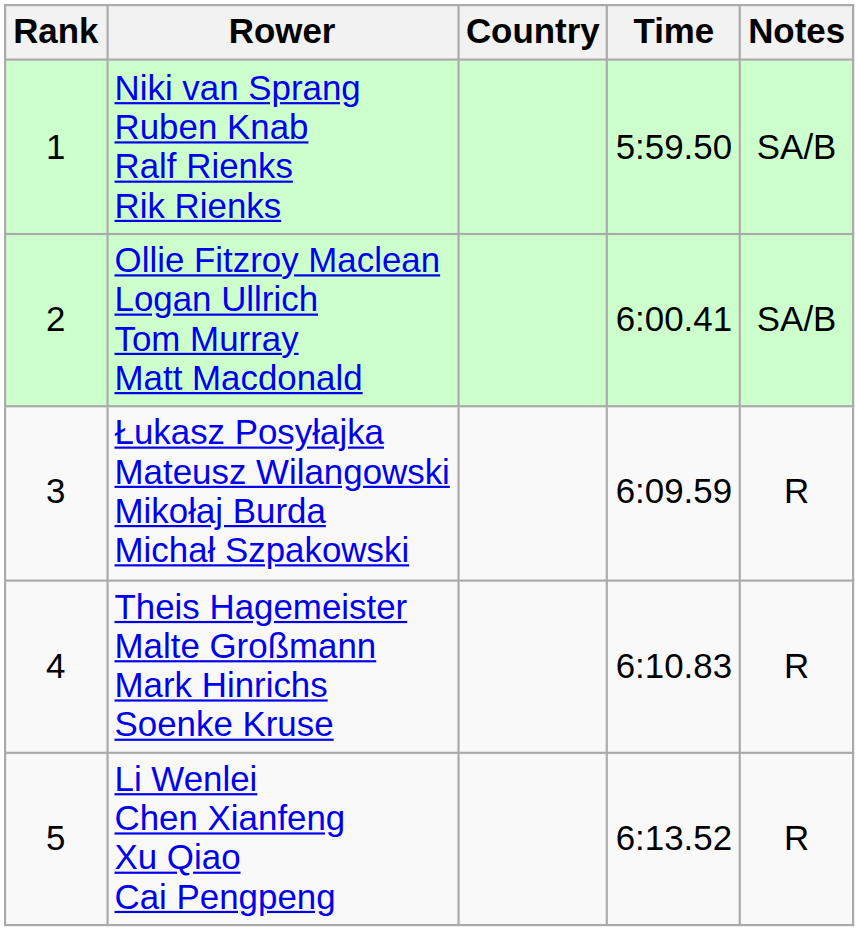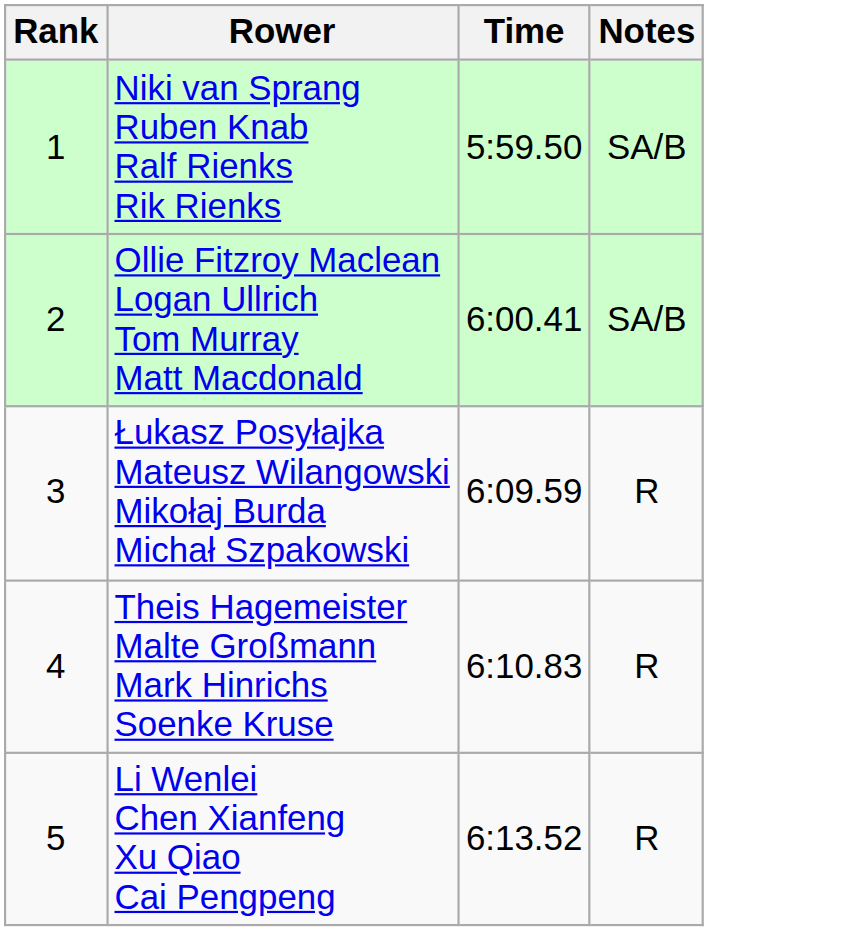- column: (533, 32)
